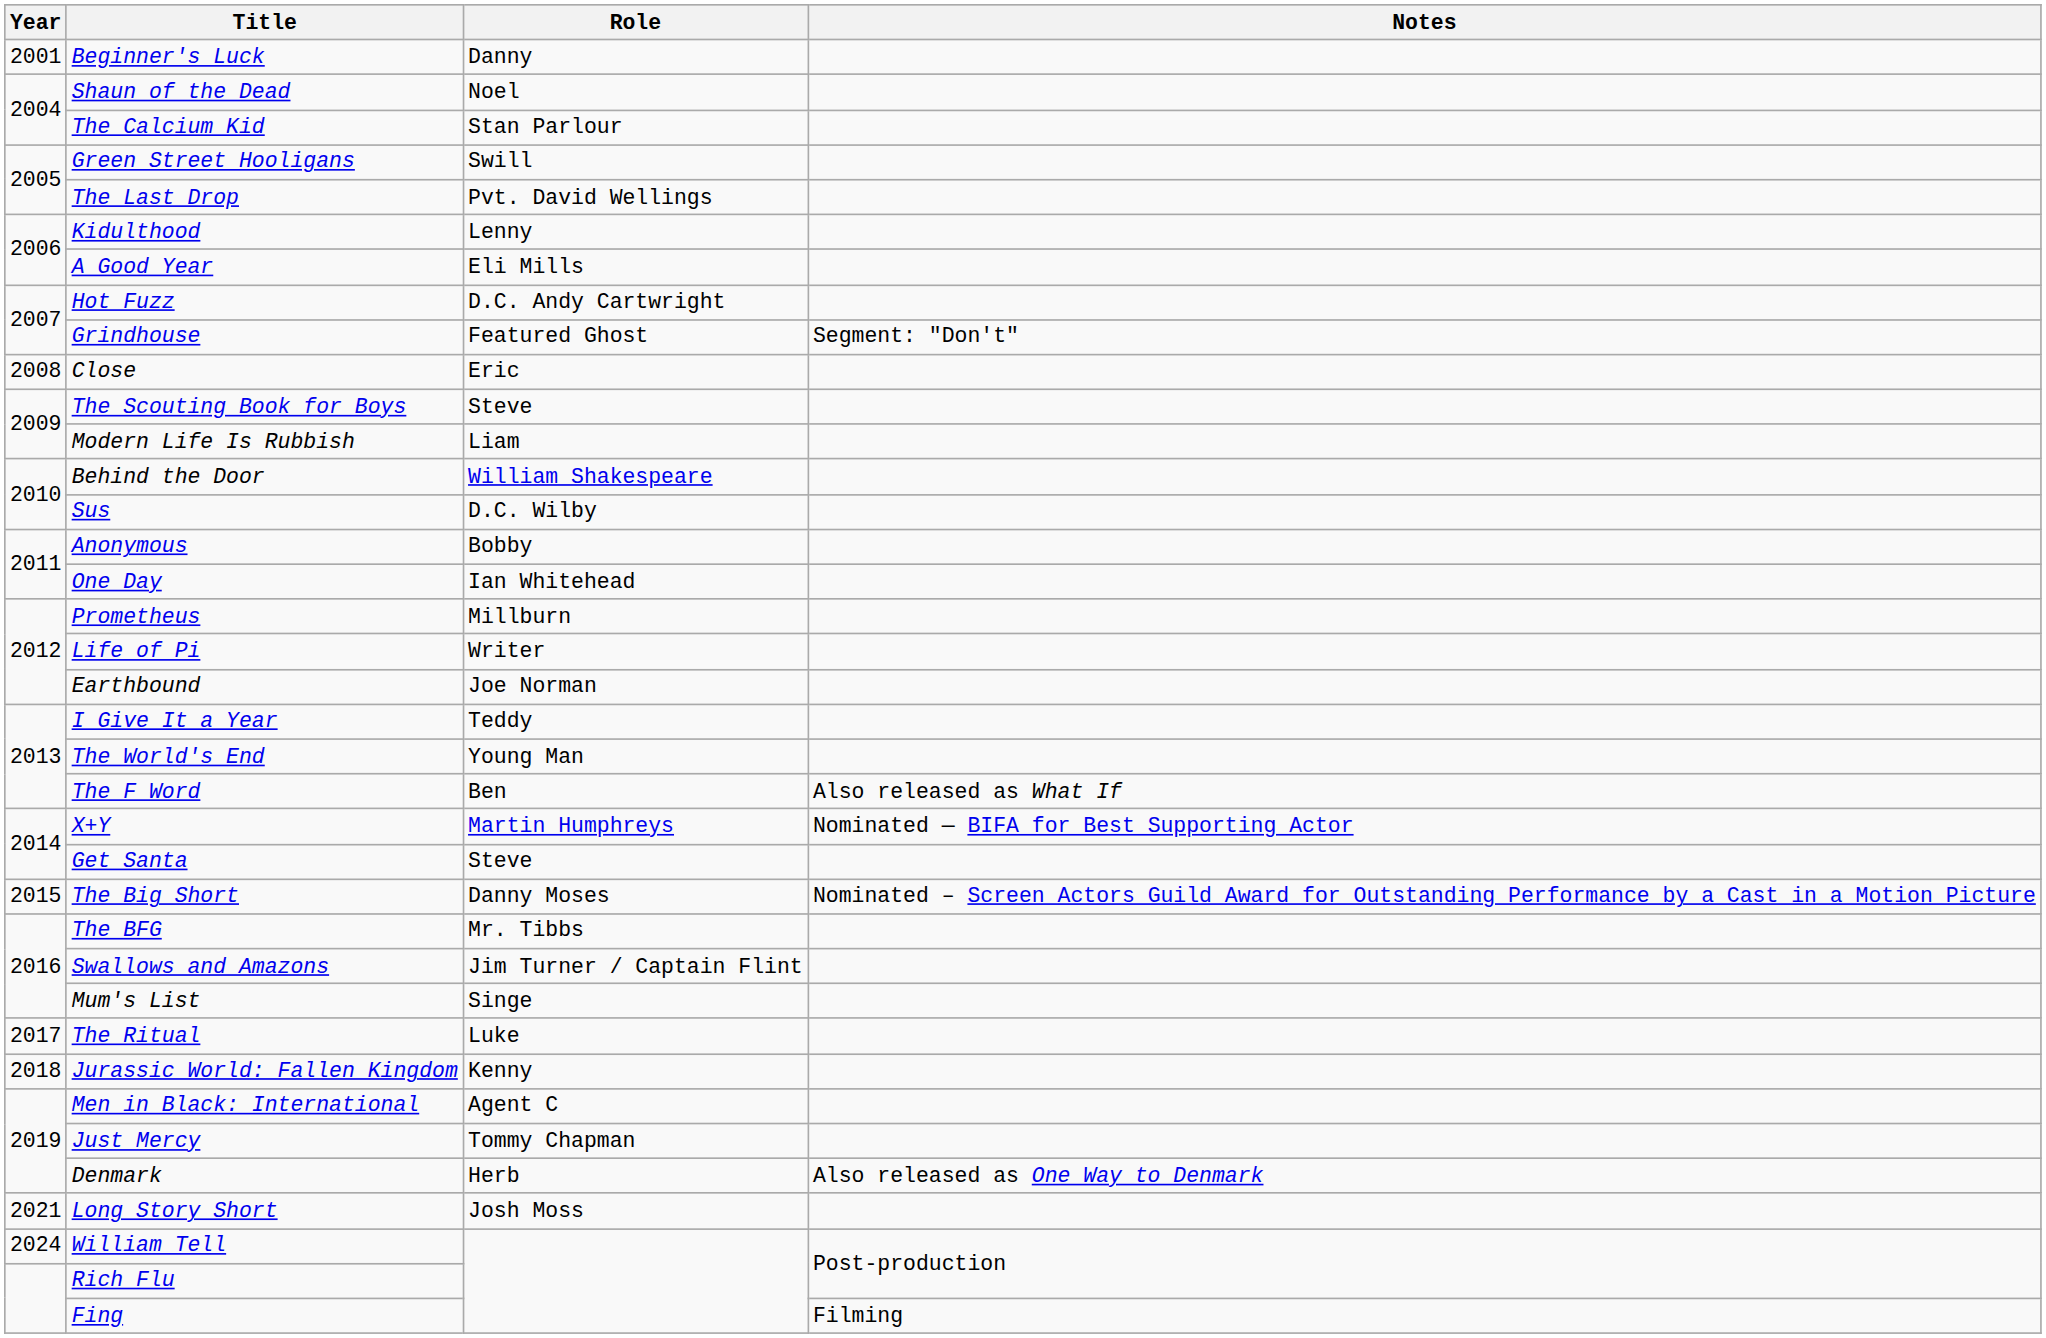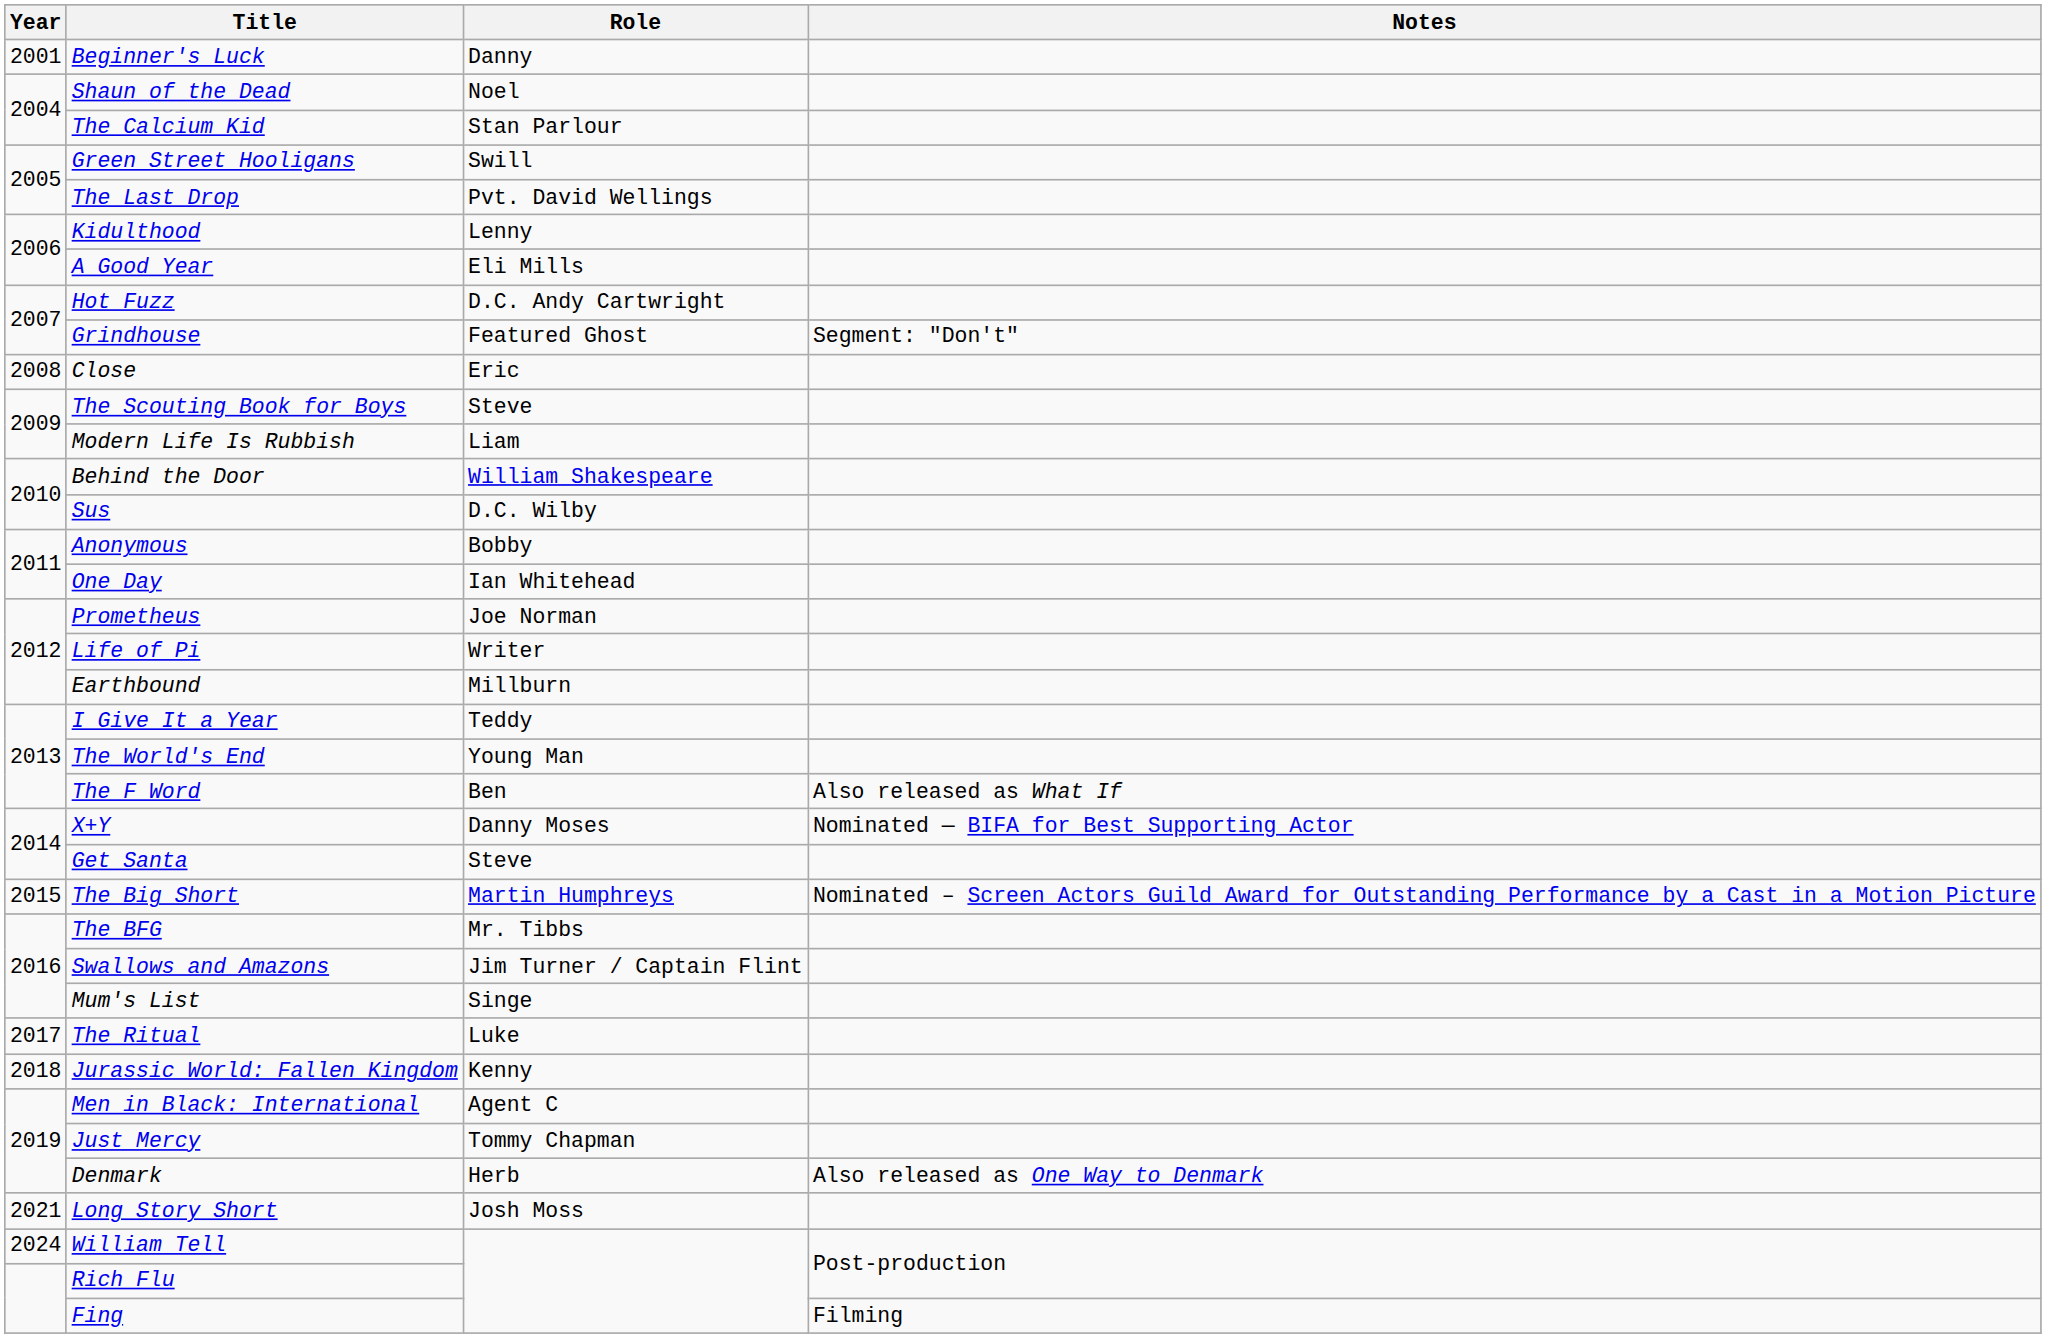(520, 617) Millburn -> (532, 617) Joe Norman
(532, 687) Joe Norman -> (520, 687) Millburn
(571, 826) Martin Humphreys -> (539, 826) Danny Moses
(539, 896) Danny Moses -> (571, 896) Martin Humphreys
